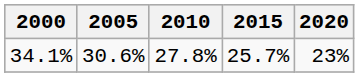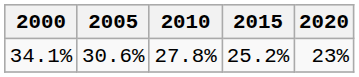(258, 56) 25.7% -> (258, 56) 25.2%
